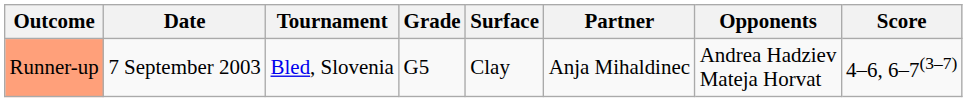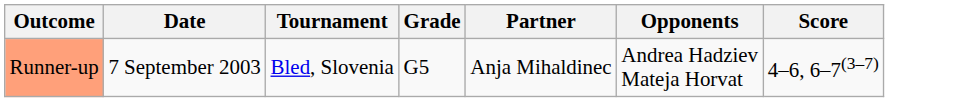- column: (505, 21)
